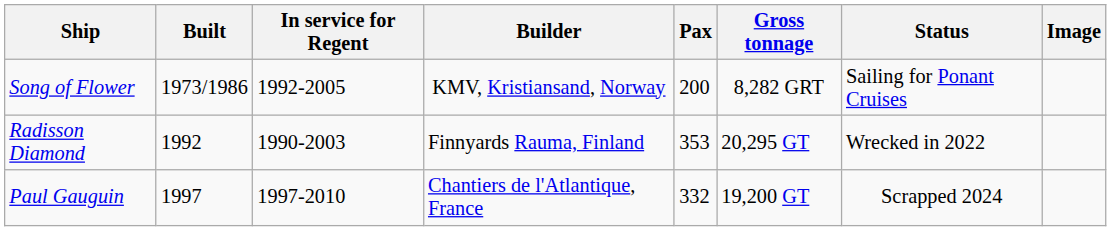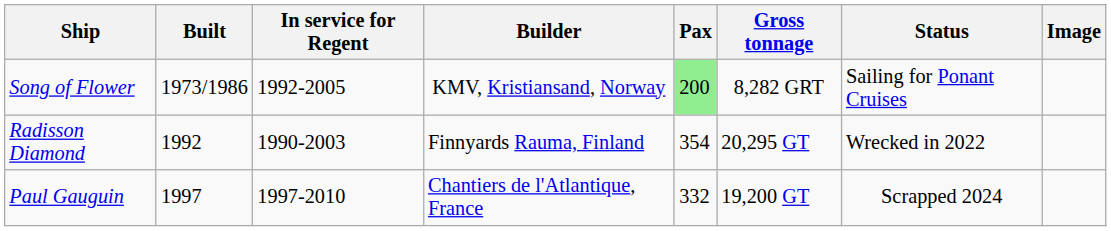(694, 87) no background -> (694, 87) lightgreen background
(694, 142) 353 -> (694, 142) 354
